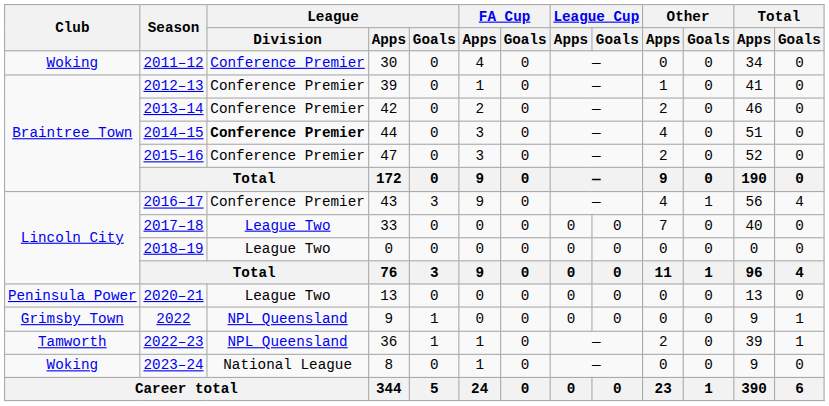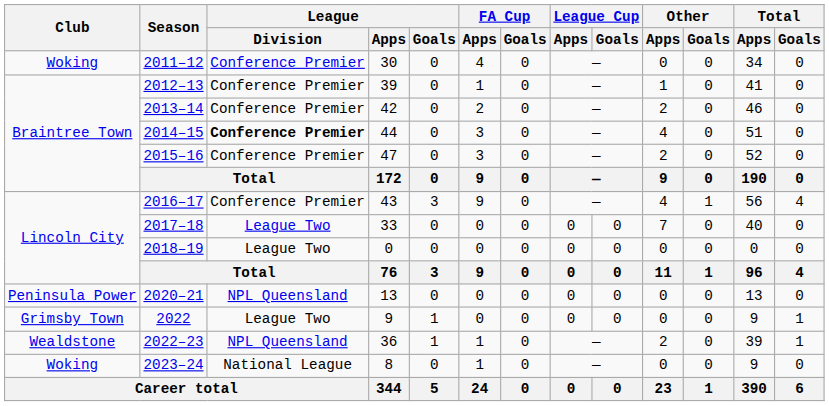(288, 296) League Two -> (288, 296) NPL Queensland
(288, 319) NPL Queensland -> (288, 319) League Two
(72, 342) Tamworth -> (72, 342) Wealdstone
